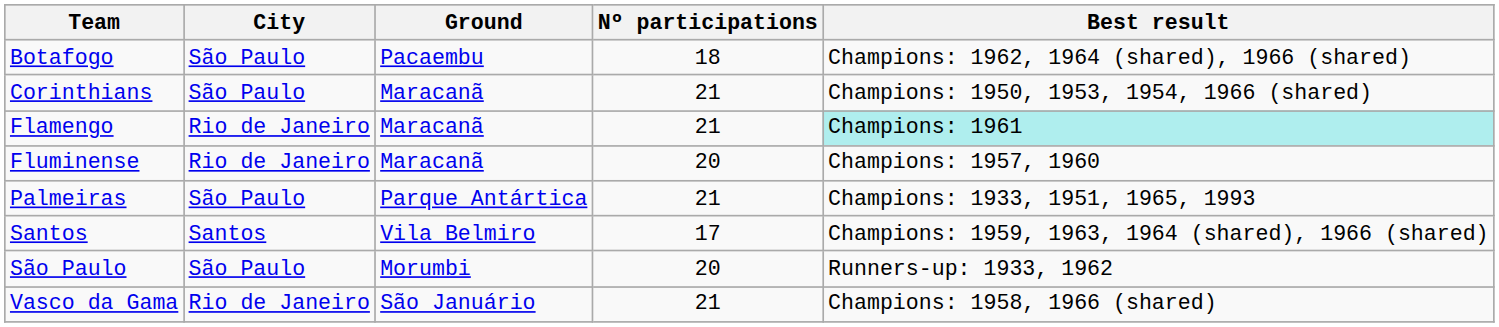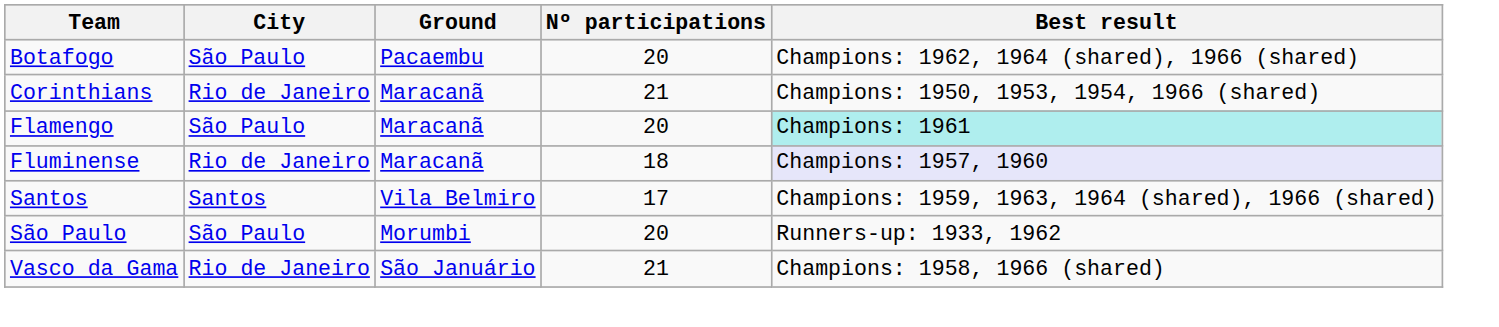(708, 58) 18 -> (656, 58) 20
(247, 93) São Paulo -> (279, 93) Rio de Janeiro
(279, 128) Rio de Janeiro -> (247, 128) São Paulo
(708, 128) 21 -> (656, 128) 20
(708, 163) 20 -> (656, 163) 18
(964, 163) no background -> (912, 163) lavender background
- row: (68, 198)
